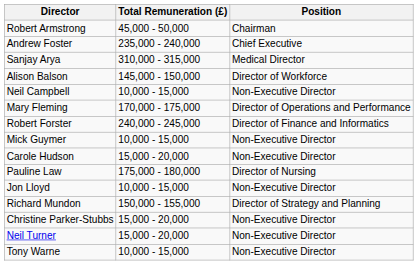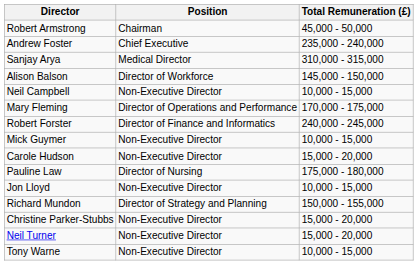columns swapped: (321, 12) <-> (173, 12)
